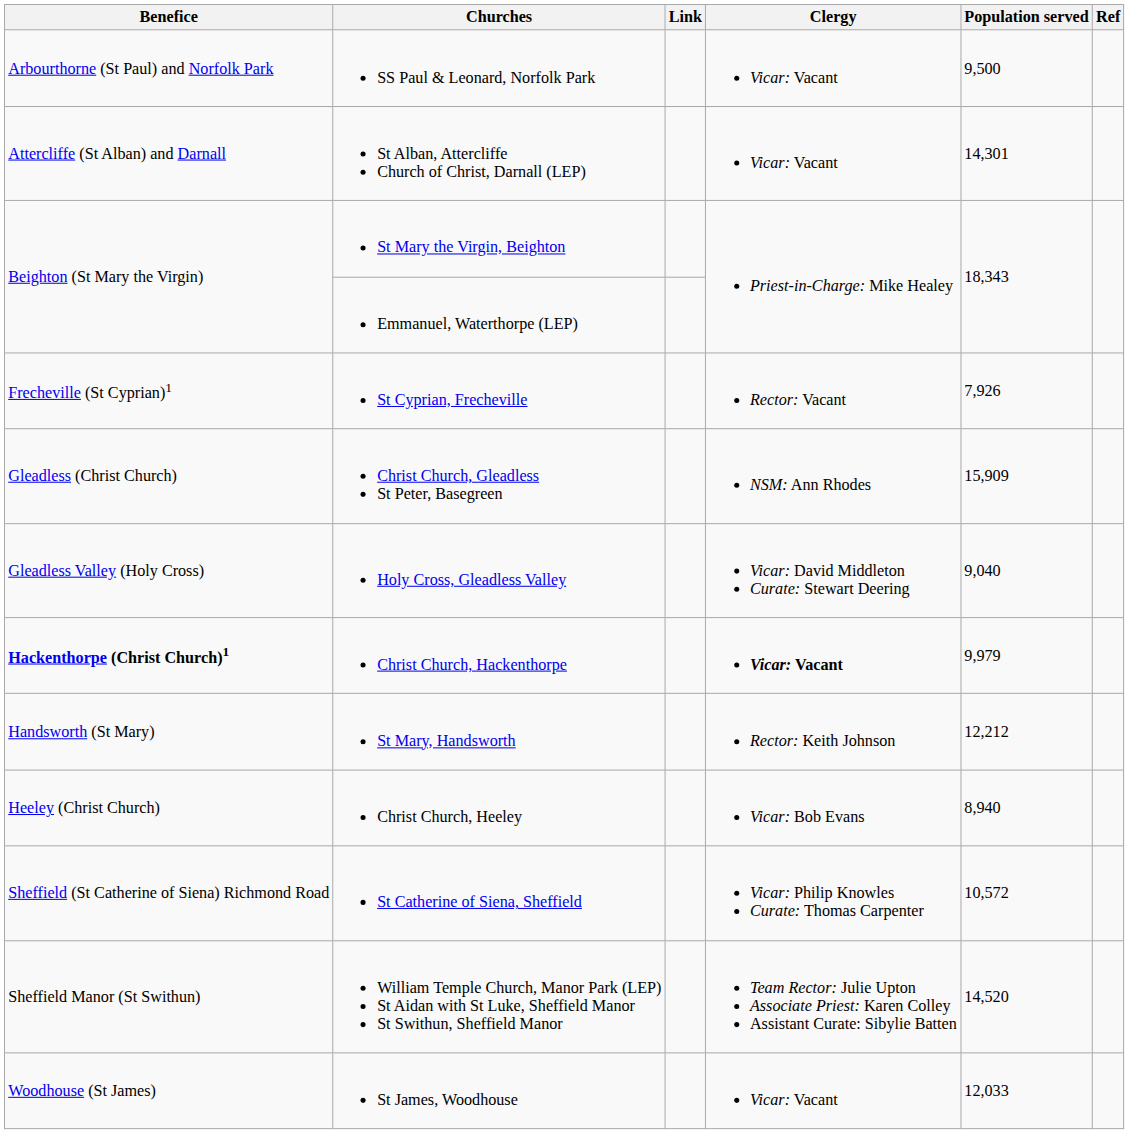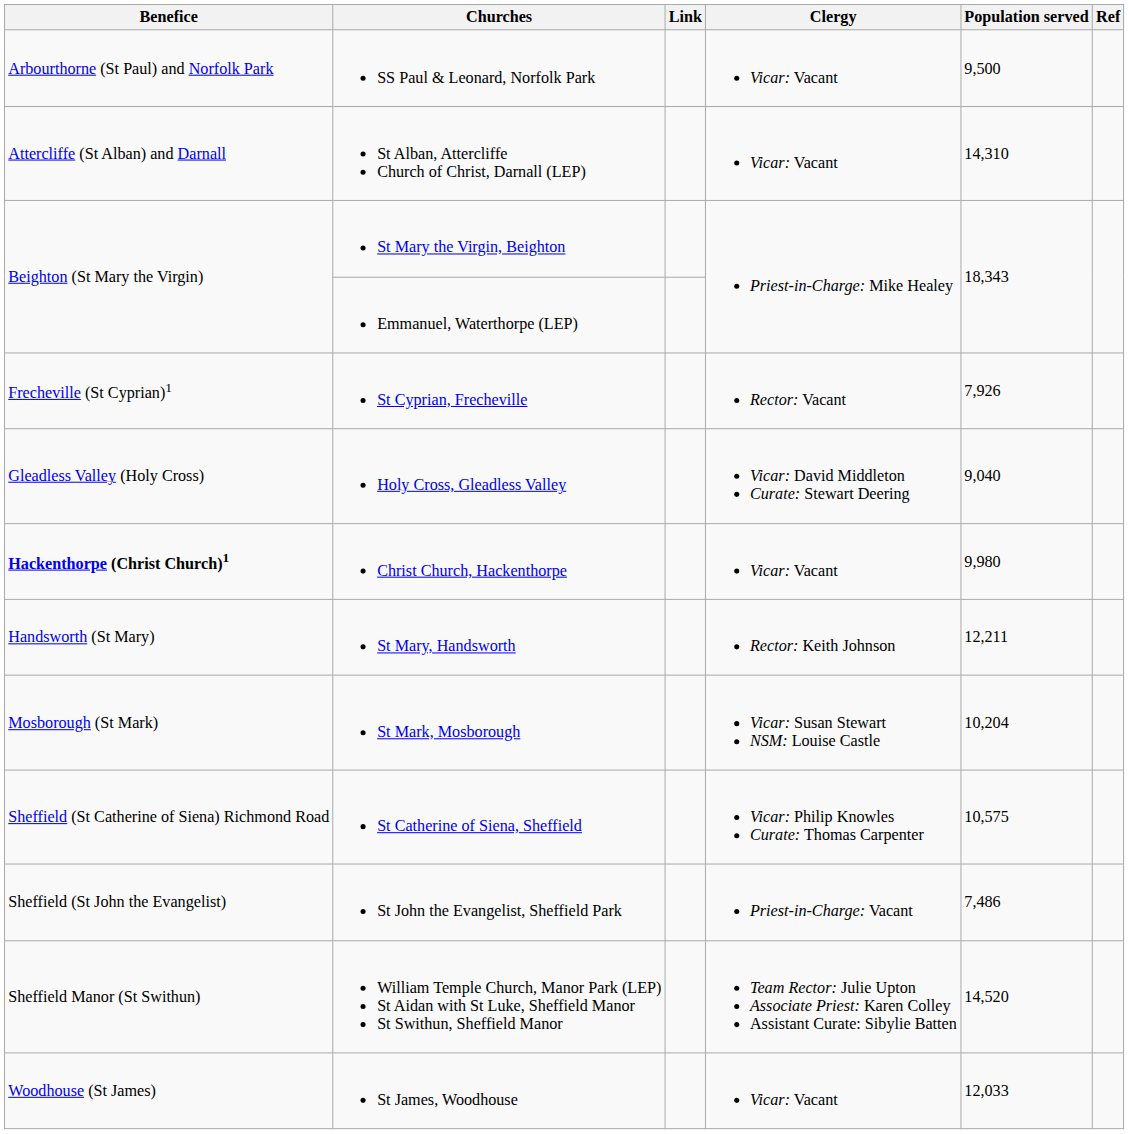(987, 153) 14,301 -> (987, 153) 14,310
- row: (499, 485)
(833, 665) bold -> (833, 570) normal
(982, 655) 9,979 -> (982, 561) 9,980
(987, 731) 12,212 -> (986, 637) 12,211
- row: (499, 817)
+ row: (499, 732)
(987, 893) 10,572 -> (987, 816) 10,575
+ row: (499, 911)
